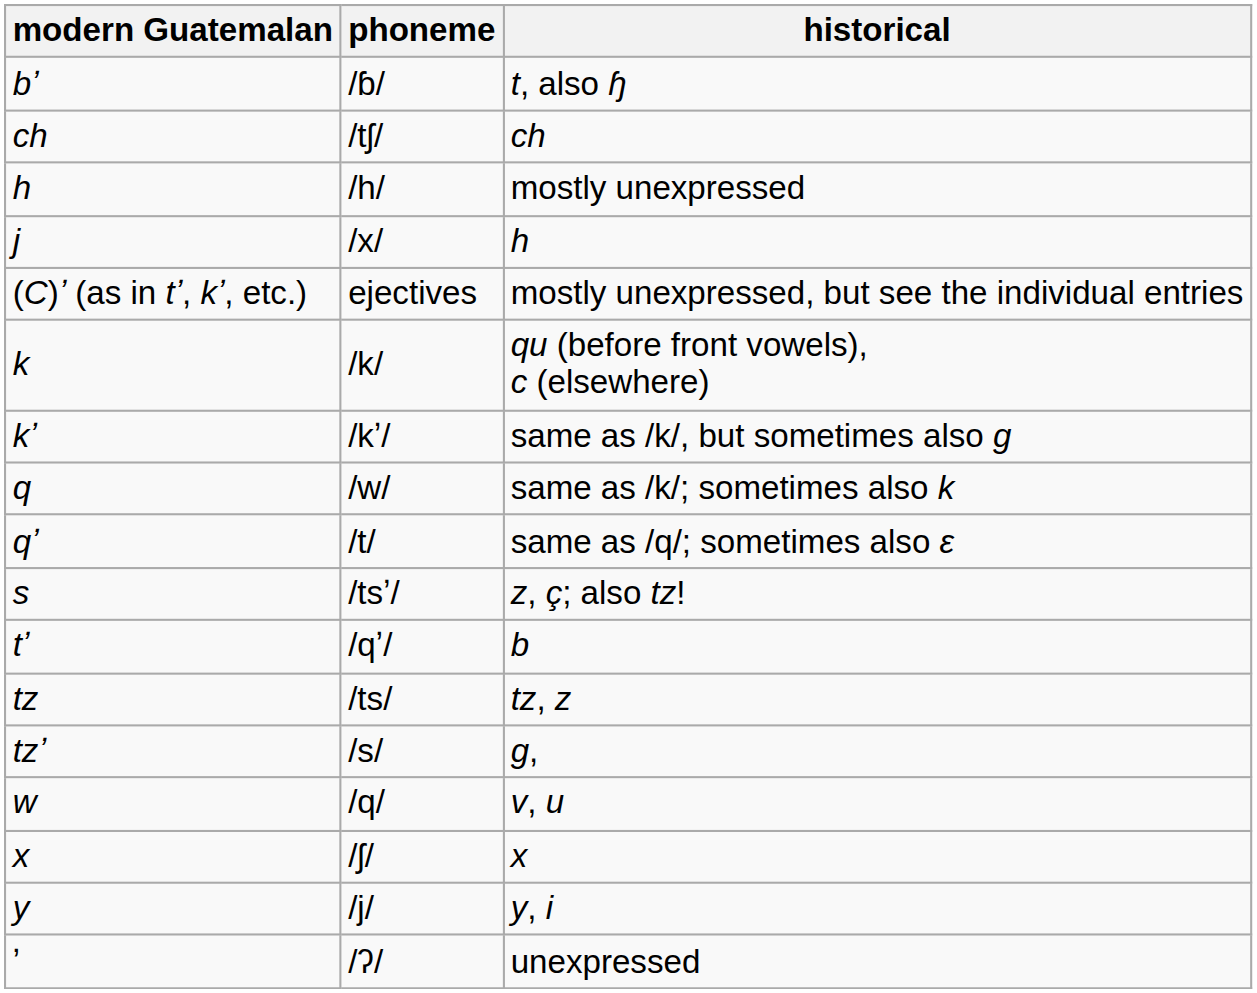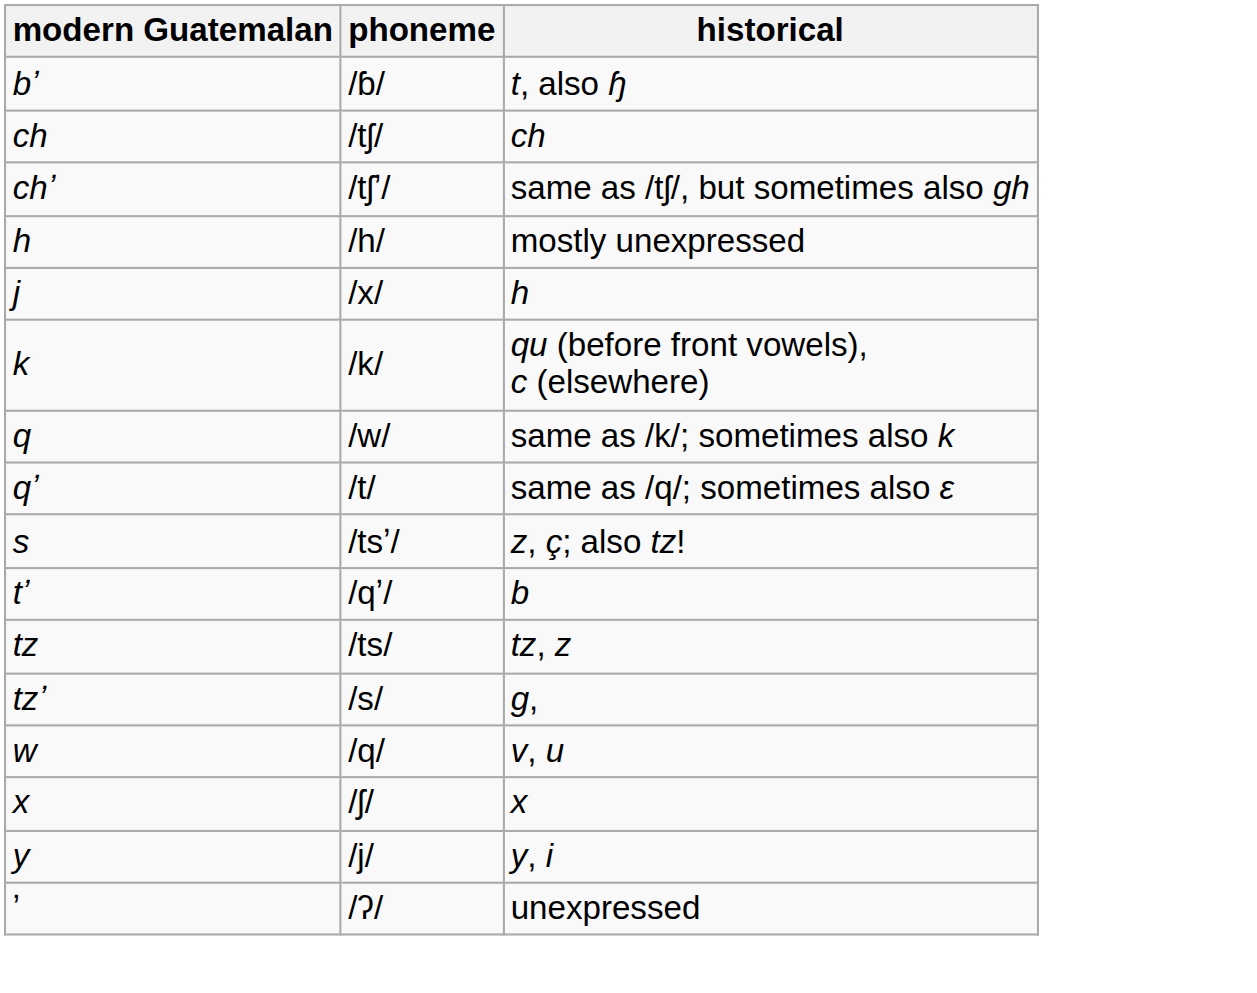+ row: (34, 188)
- row: (160, 293)
- row: (25, 435)
